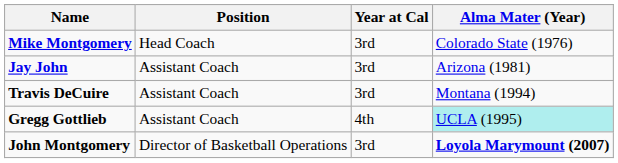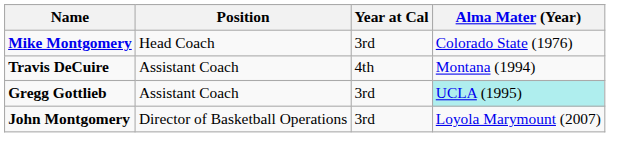- row: (38, 68)
(365, 93) 3rd -> (364, 68) 4th
(364, 119) 4th -> (365, 93) 3rd
(523, 144) bold -> (518, 119) normal
